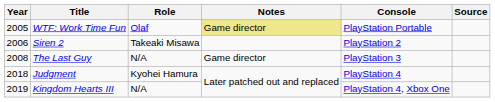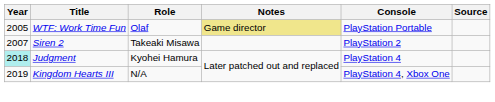(17, 43) 2006 -> (17, 43) 2007
- row: (62, 58)
(17, 74) no background -> (17, 58) paleturquoise background
